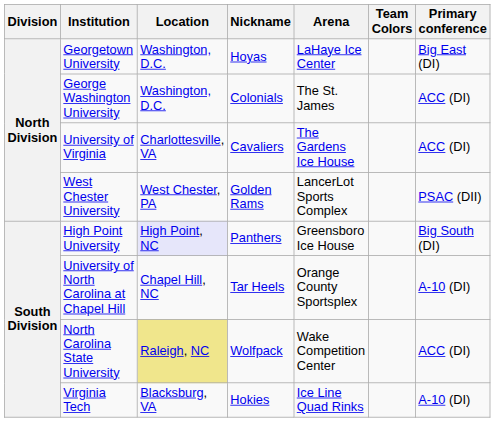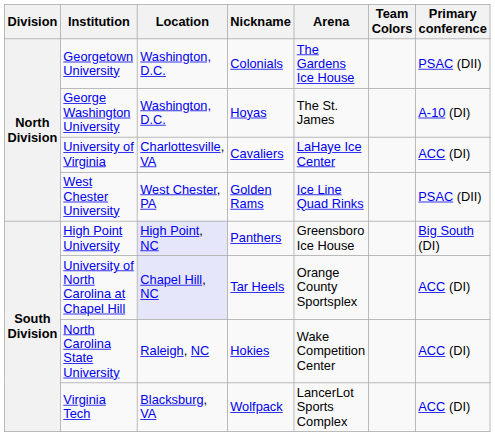(248, 56) Hoyas -> (257, 63) Colonials
(329, 56) LaHaye Ice Center -> (326, 63) The Gardens Ice House
(442, 56) Big East (DI) -> (450, 63) PSAC (DII)
(257, 98) Colonials -> (248, 112) Hoyas
(444, 98) ACC (DI) -> (444, 112) A-10 (DI)
(326, 147) The Gardens Ice House -> (329, 154) LaHaye Ice Center
(325, 196) LancerLot Sports Complex -> (330, 196) Ice Line Quad Rinks
(173, 287) no background -> (173, 287) lavender background
(444, 287) A-10 (DI) -> (444, 287) ACC (DI)
(175, 351) khaki background -> (175, 351) no background
(256, 351) Wolfpack -> (250, 351) Hokies
(250, 400) Hokies -> (256, 407) Wolfpack
(330, 400) Ice Line Quad Rinks -> (325, 407) LancerLot Sports Complex
(444, 400) A-10 (DI) -> (444, 407) ACC (DI)
